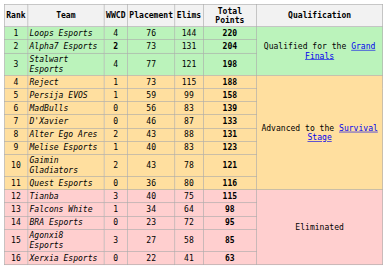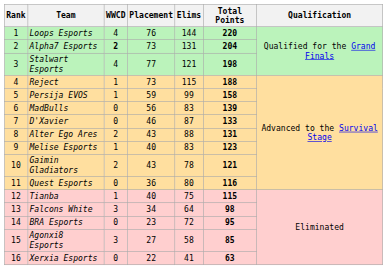(116, 196) 3 -> (116, 196) 1
(116, 210) 1 -> (116, 210) 3
